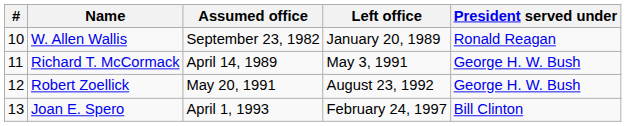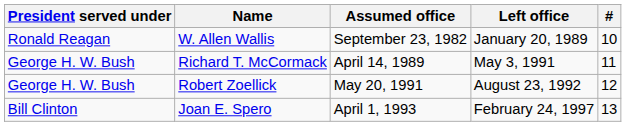columns swapped: (16, 16) <-> (535, 16)
